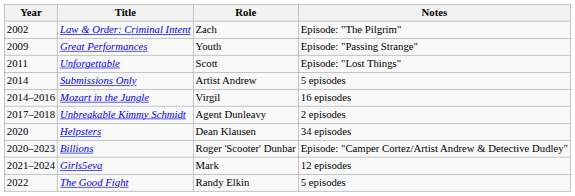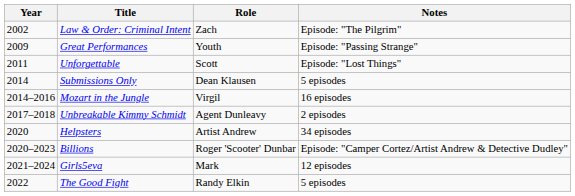(226, 81) Artist Andrew -> (226, 81) Dean Klausen
(226, 132) Dean Klausen -> (226, 132) Artist Andrew
